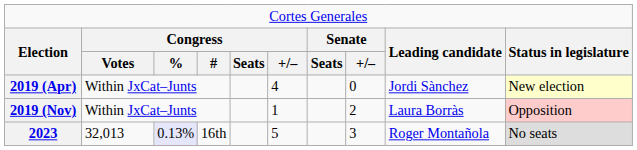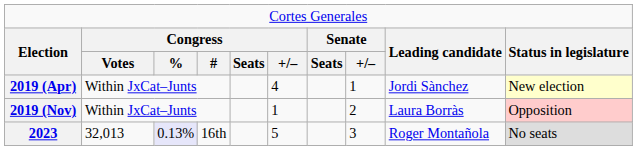(353, 87) 0 -> (353, 87) 1
